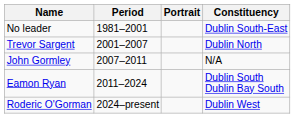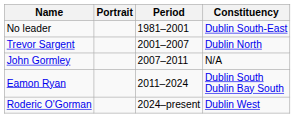columns swapped: (182, 12) <-> (128, 12)
